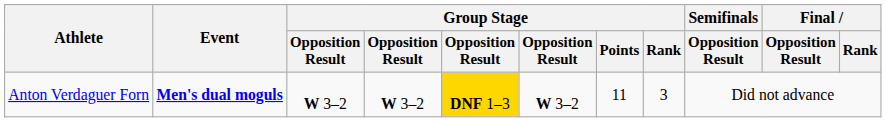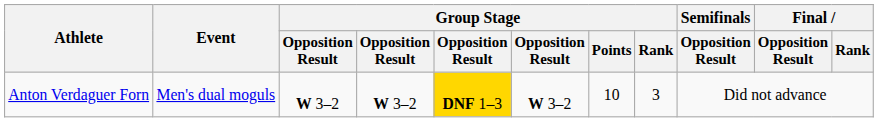(220, 94) bold -> (216, 94) normal
(619, 94) 11 -> (612, 94) 10
